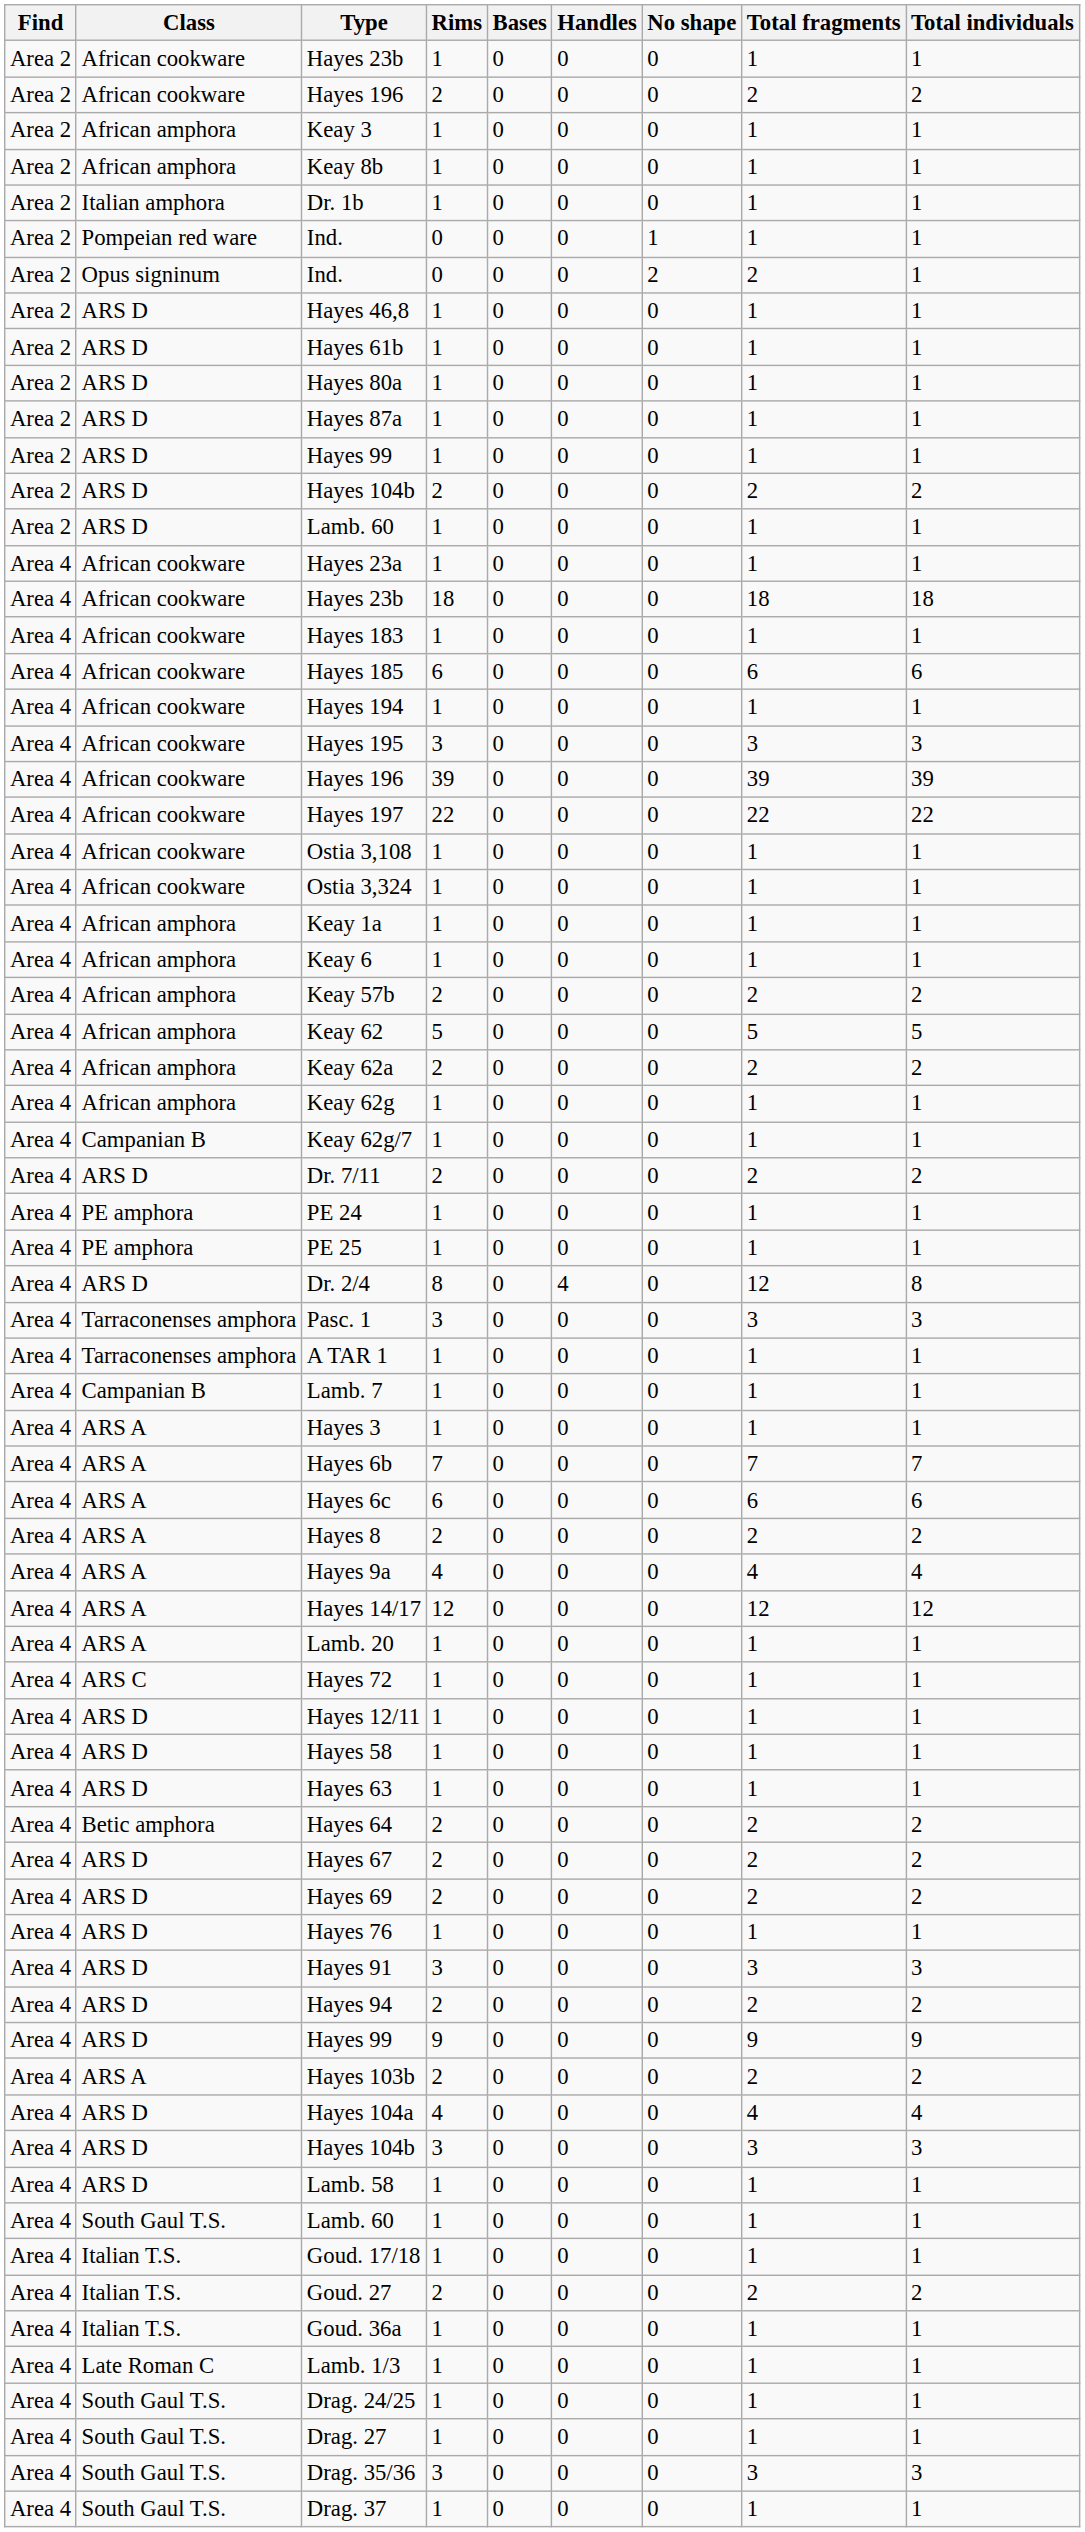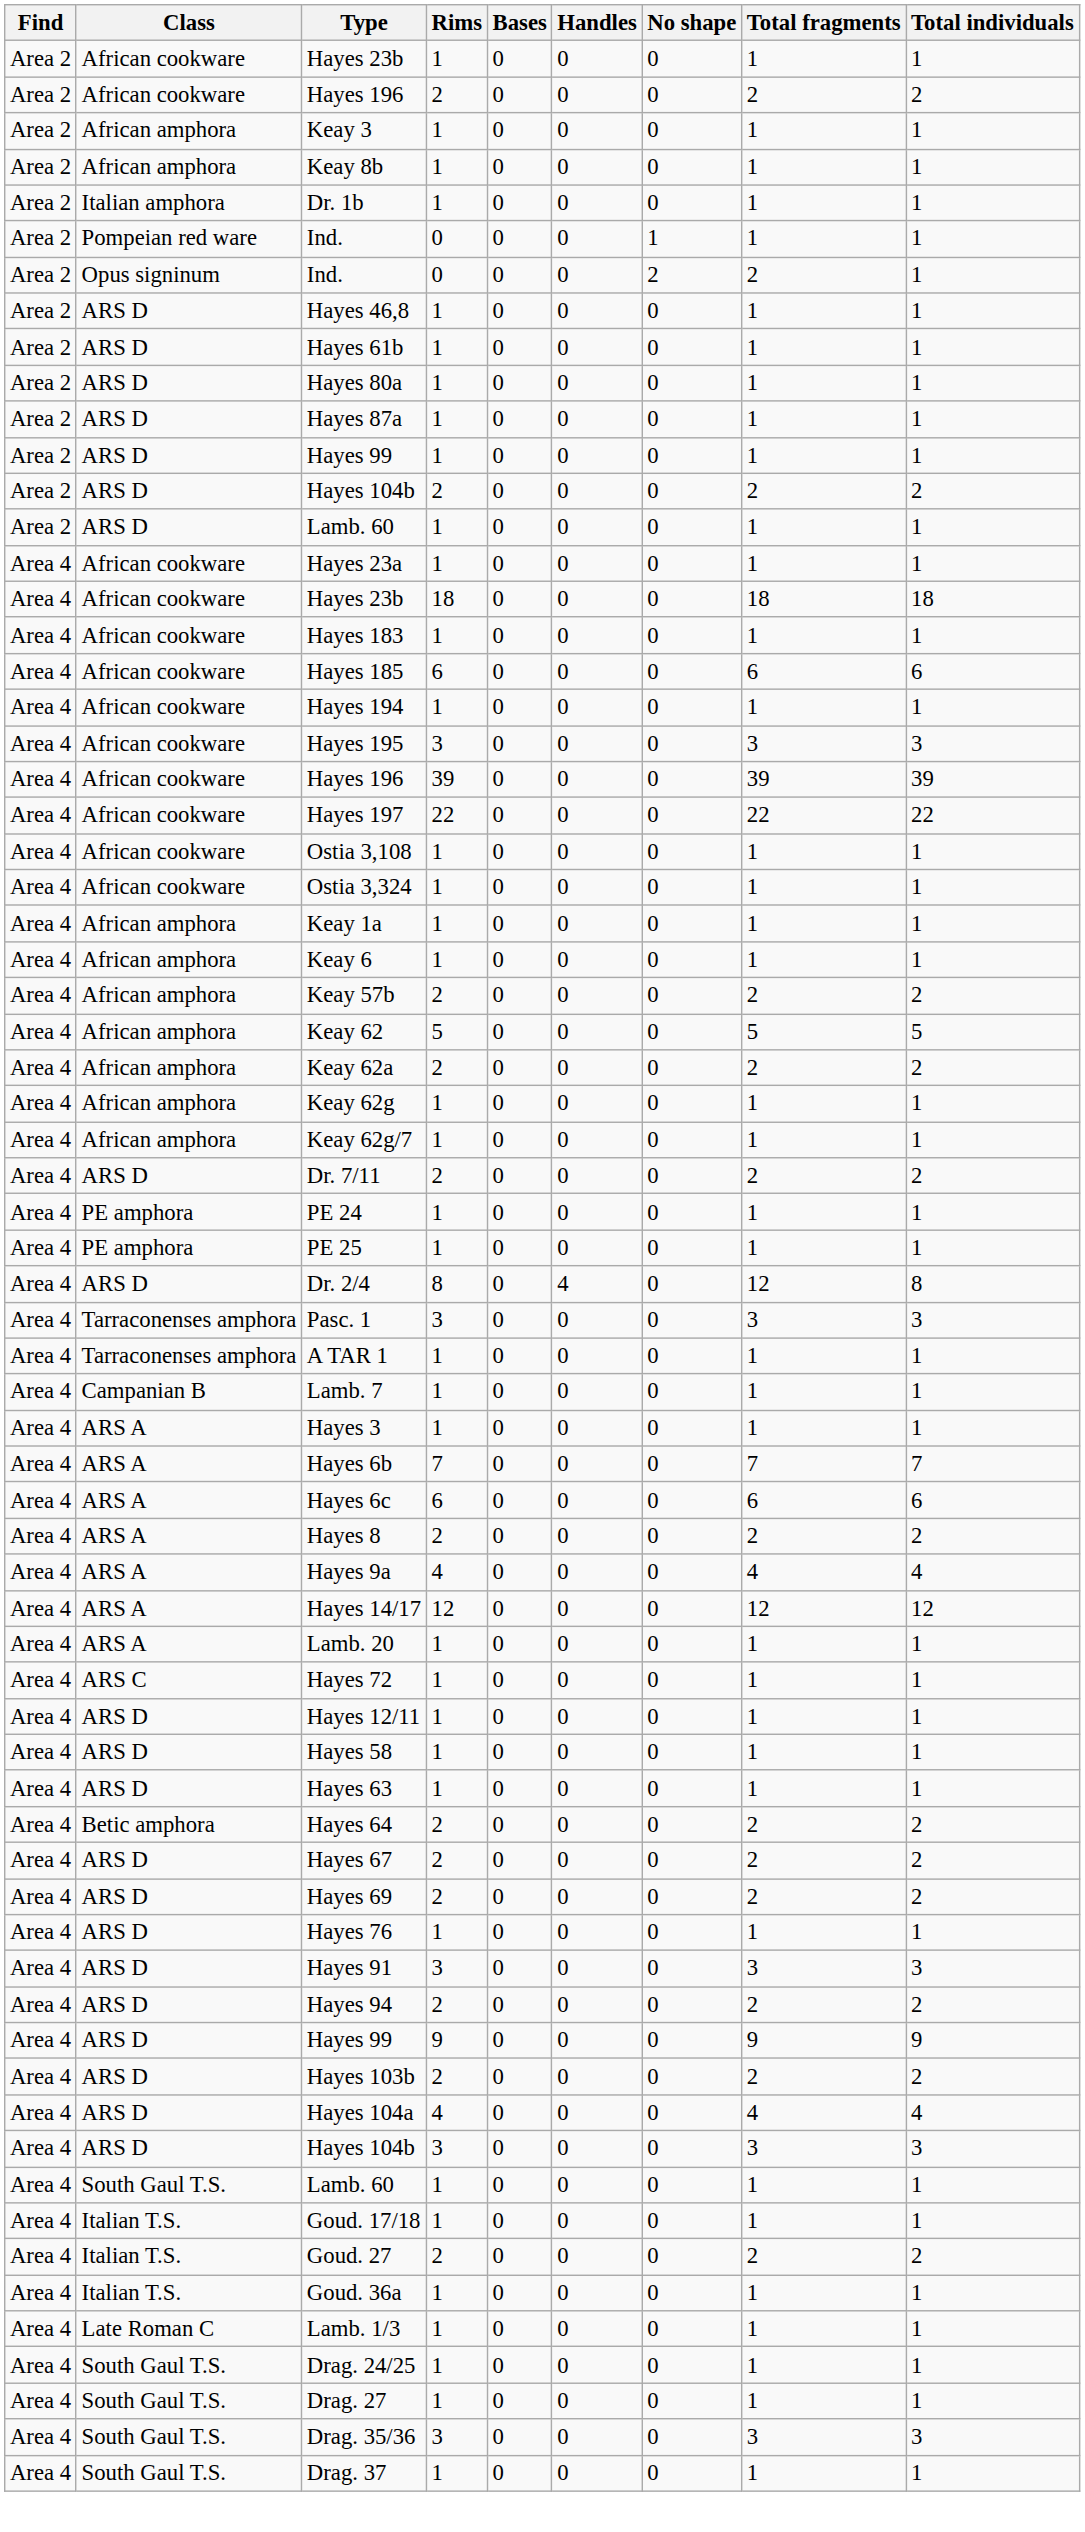(144, 1139) Campanian B -> (159, 1139) African amphora
(114, 2076) ARS A -> (115, 2076) ARS D
- row: (41, 2184)
